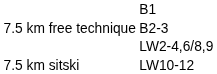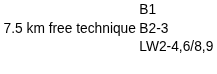- row: (167, 66)
